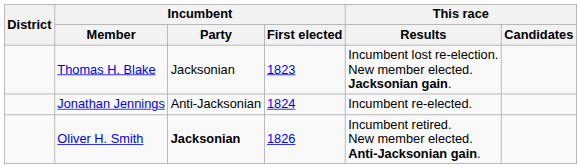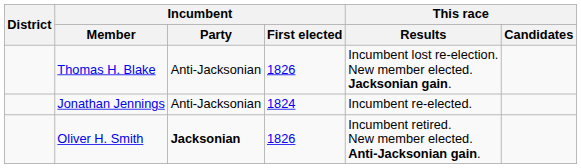(203, 69) Jacksonian -> (216, 69) Anti-Jacksonian
(281, 69) 1823 -> (281, 69) 1826
